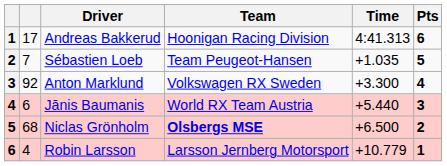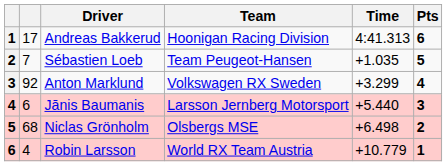(377, 83) +3.300 -> (377, 83) +3.299
(240, 105) World RX Team Austria -> (258, 105) Larsson Jernberg Motorsport
(215, 128) bold -> (213, 128) normal
(377, 128) +6.500 -> (377, 128) +6.498
(258, 150) Larsson Jernberg Motorsport -> (240, 150) World RX Team Austria
